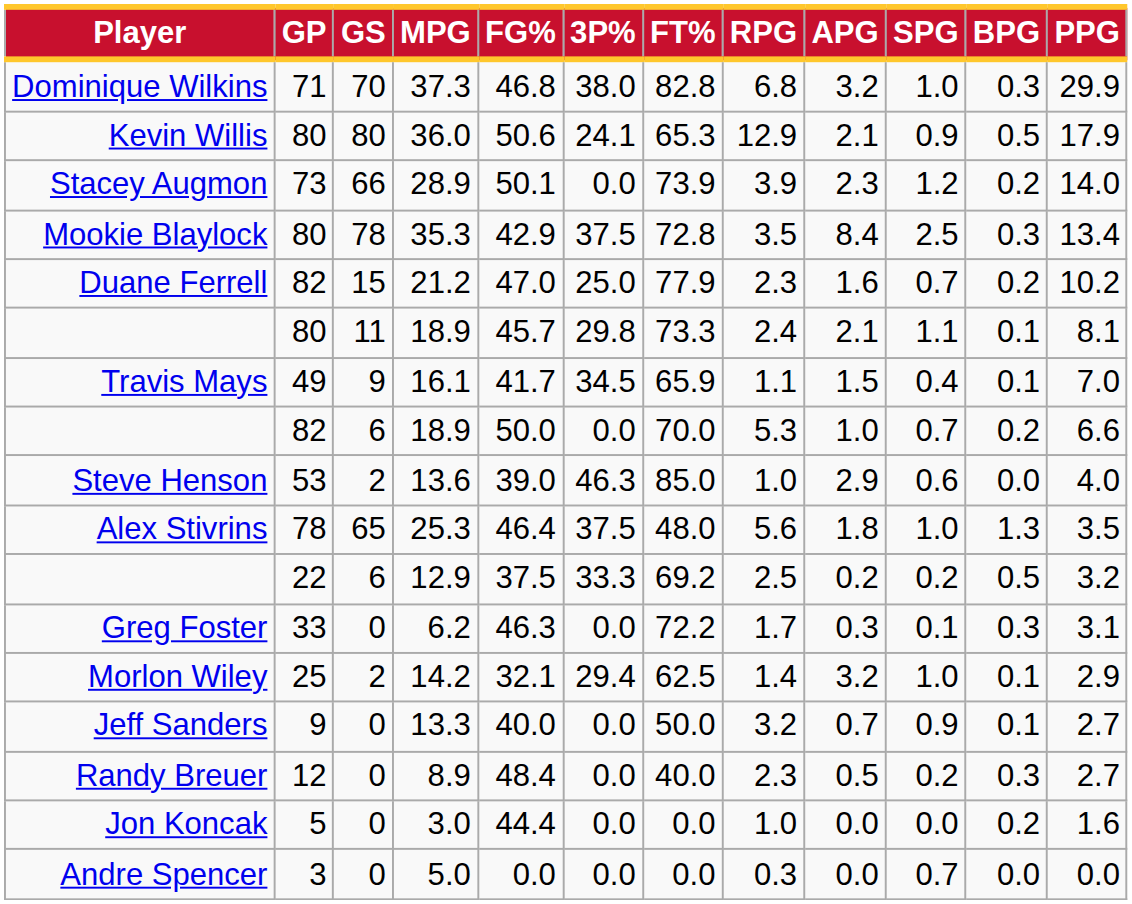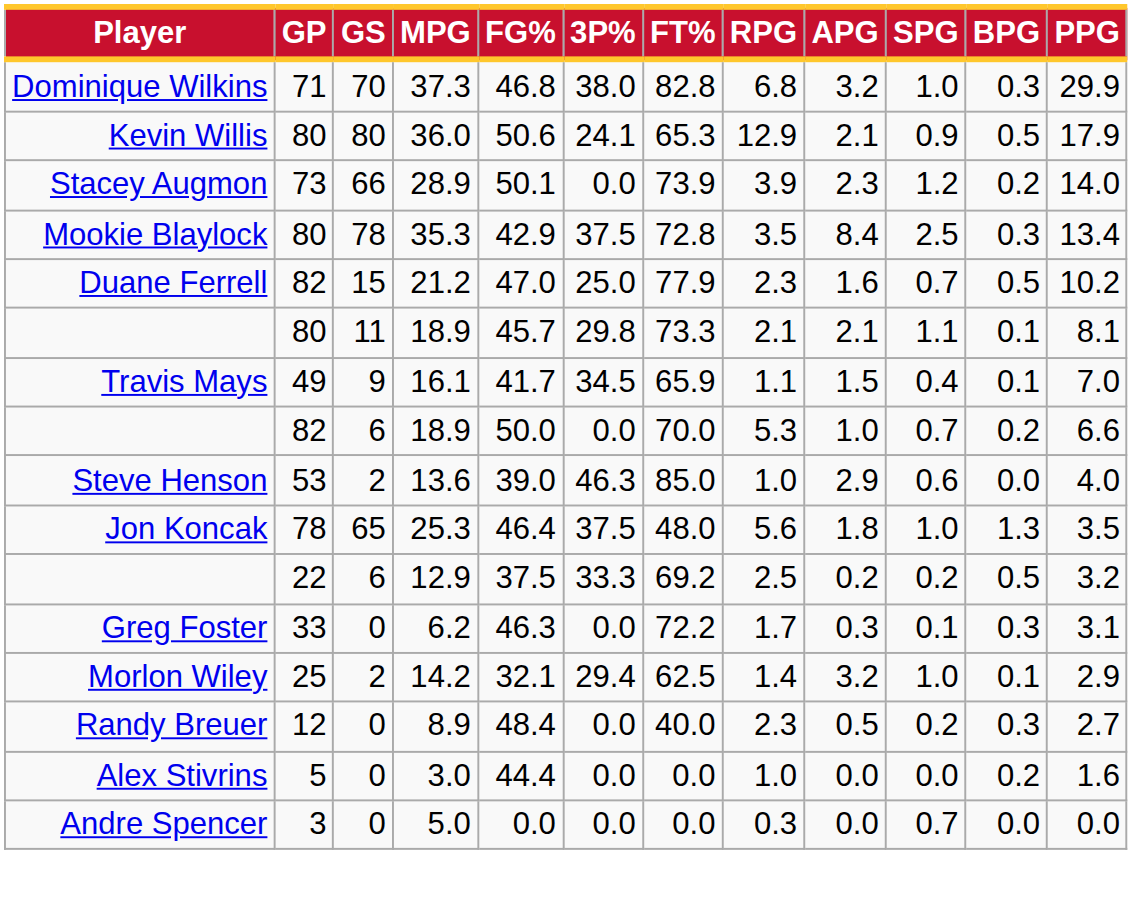(1019, 283) 0.2 -> (1019, 283) 0.5
(776, 332) 2.4 -> (776, 332) 2.1
(182, 529) Alex Stivrins -> (186, 529) Jon Koncak
- row: (318, 726)
(186, 824) Jon Koncak -> (182, 775) Alex Stivrins
